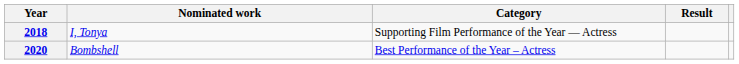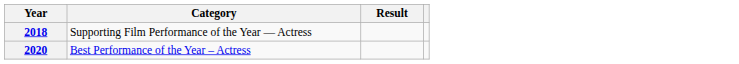- column: (220, 13)
